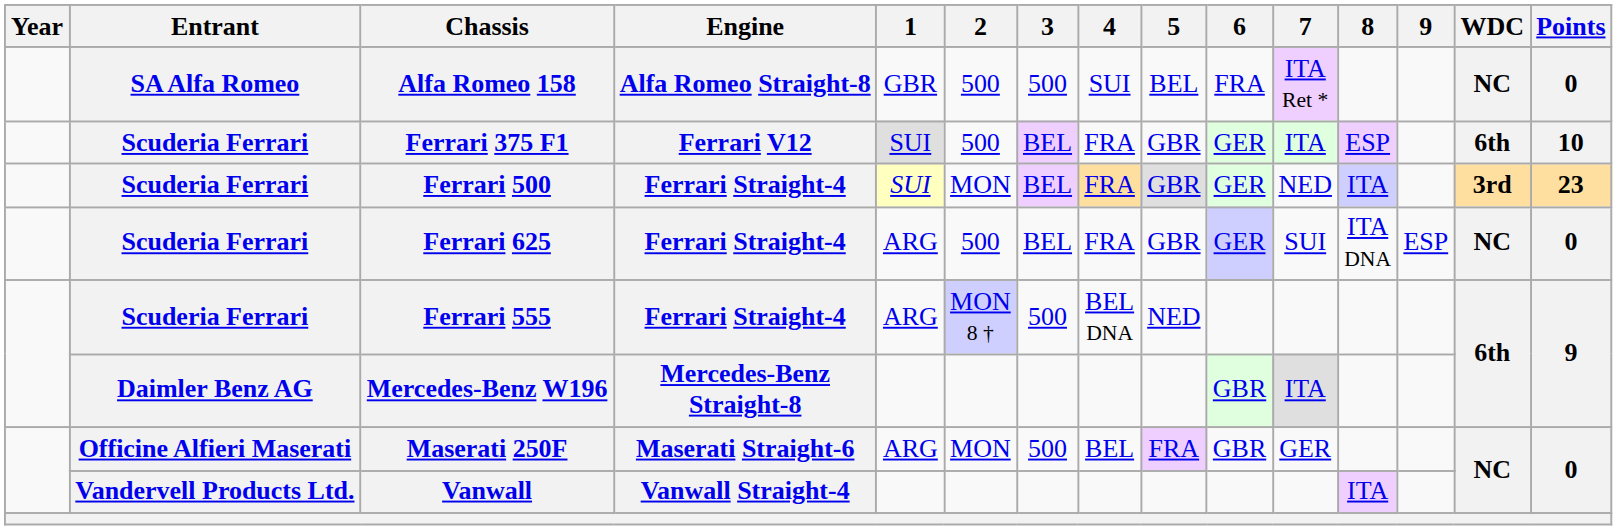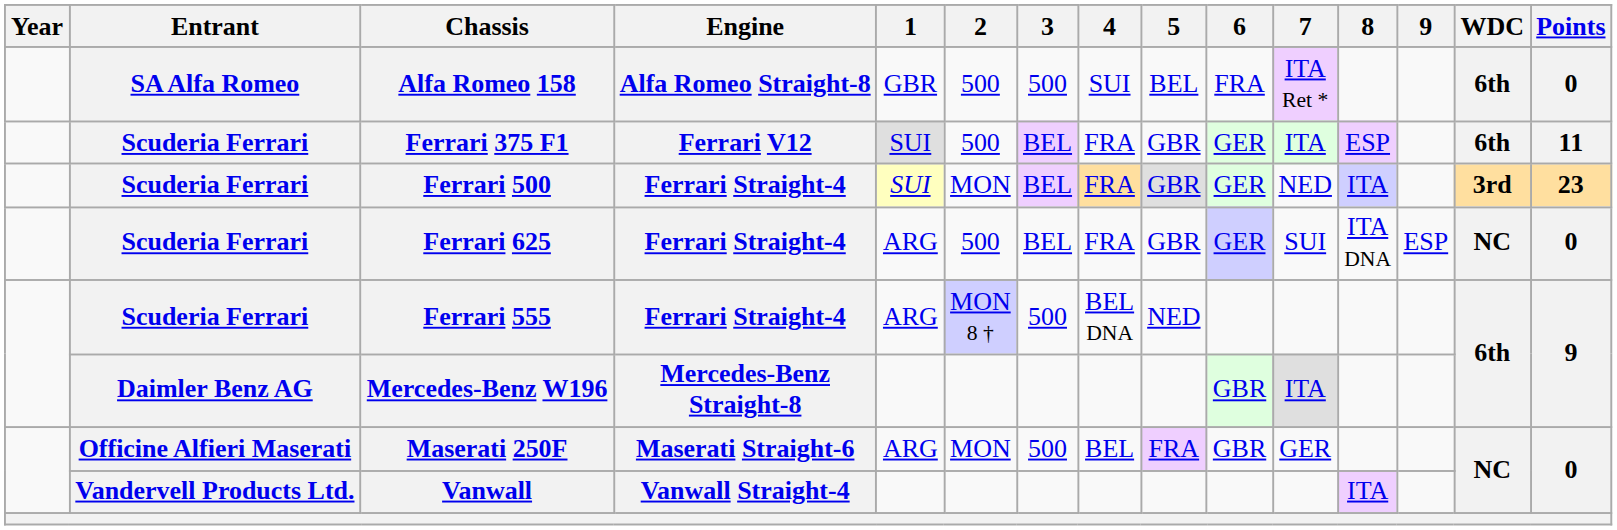(1492, 83) NC -> (1492, 83) 6th
(1571, 141) 10 -> (1571, 141) 11
